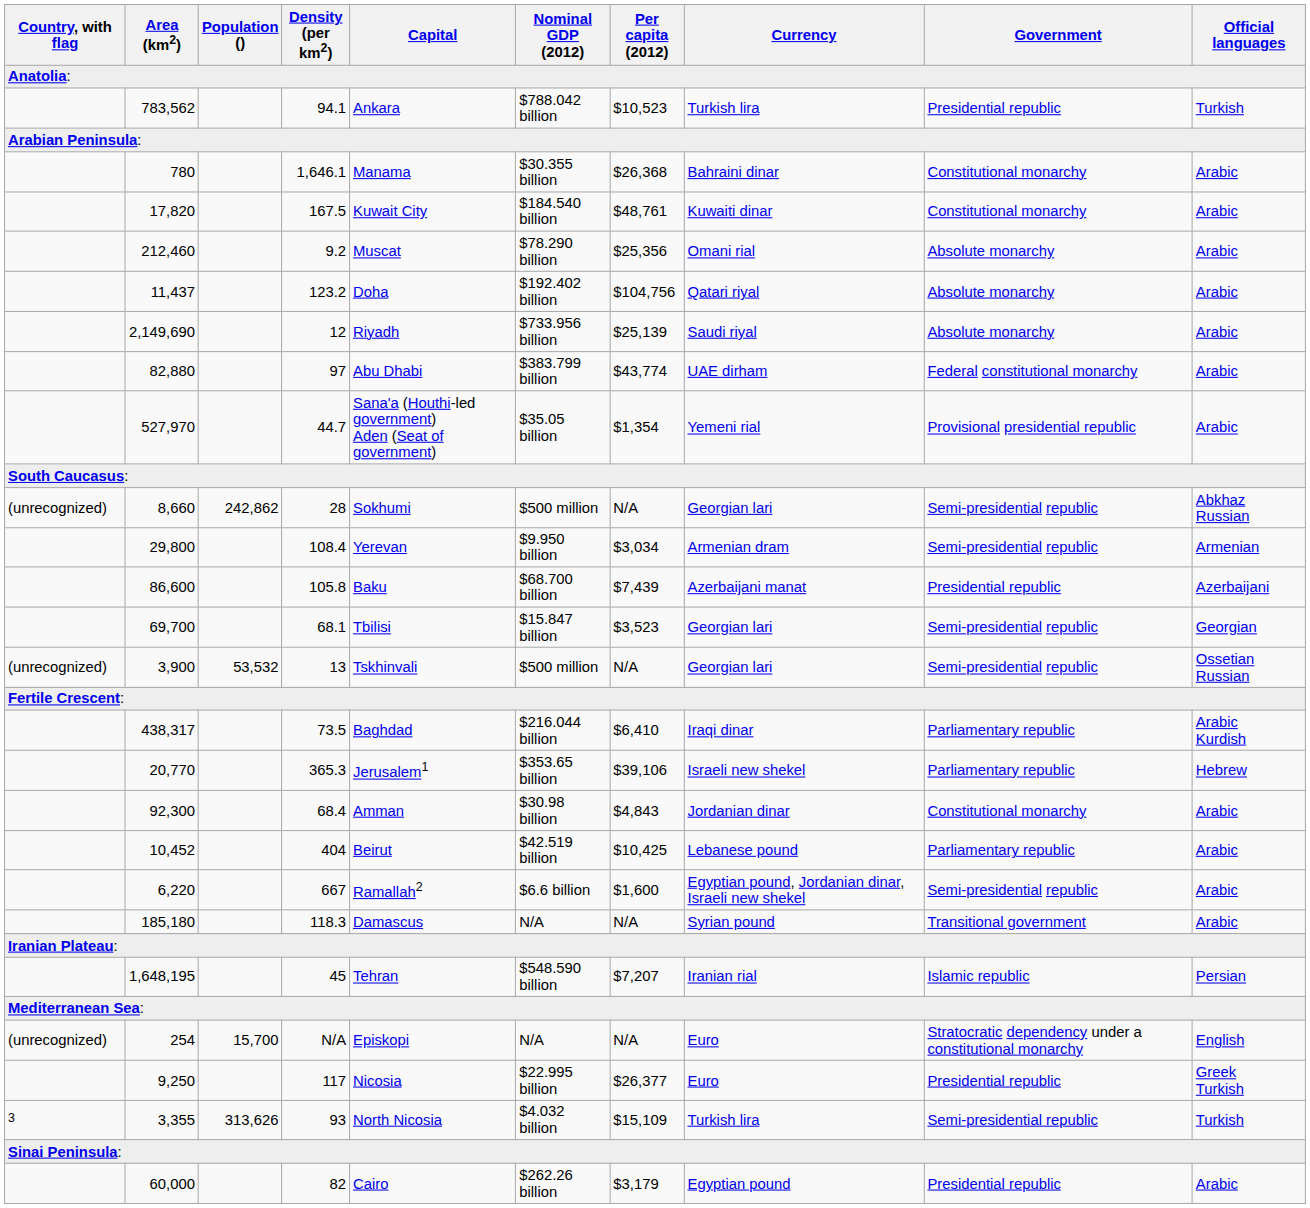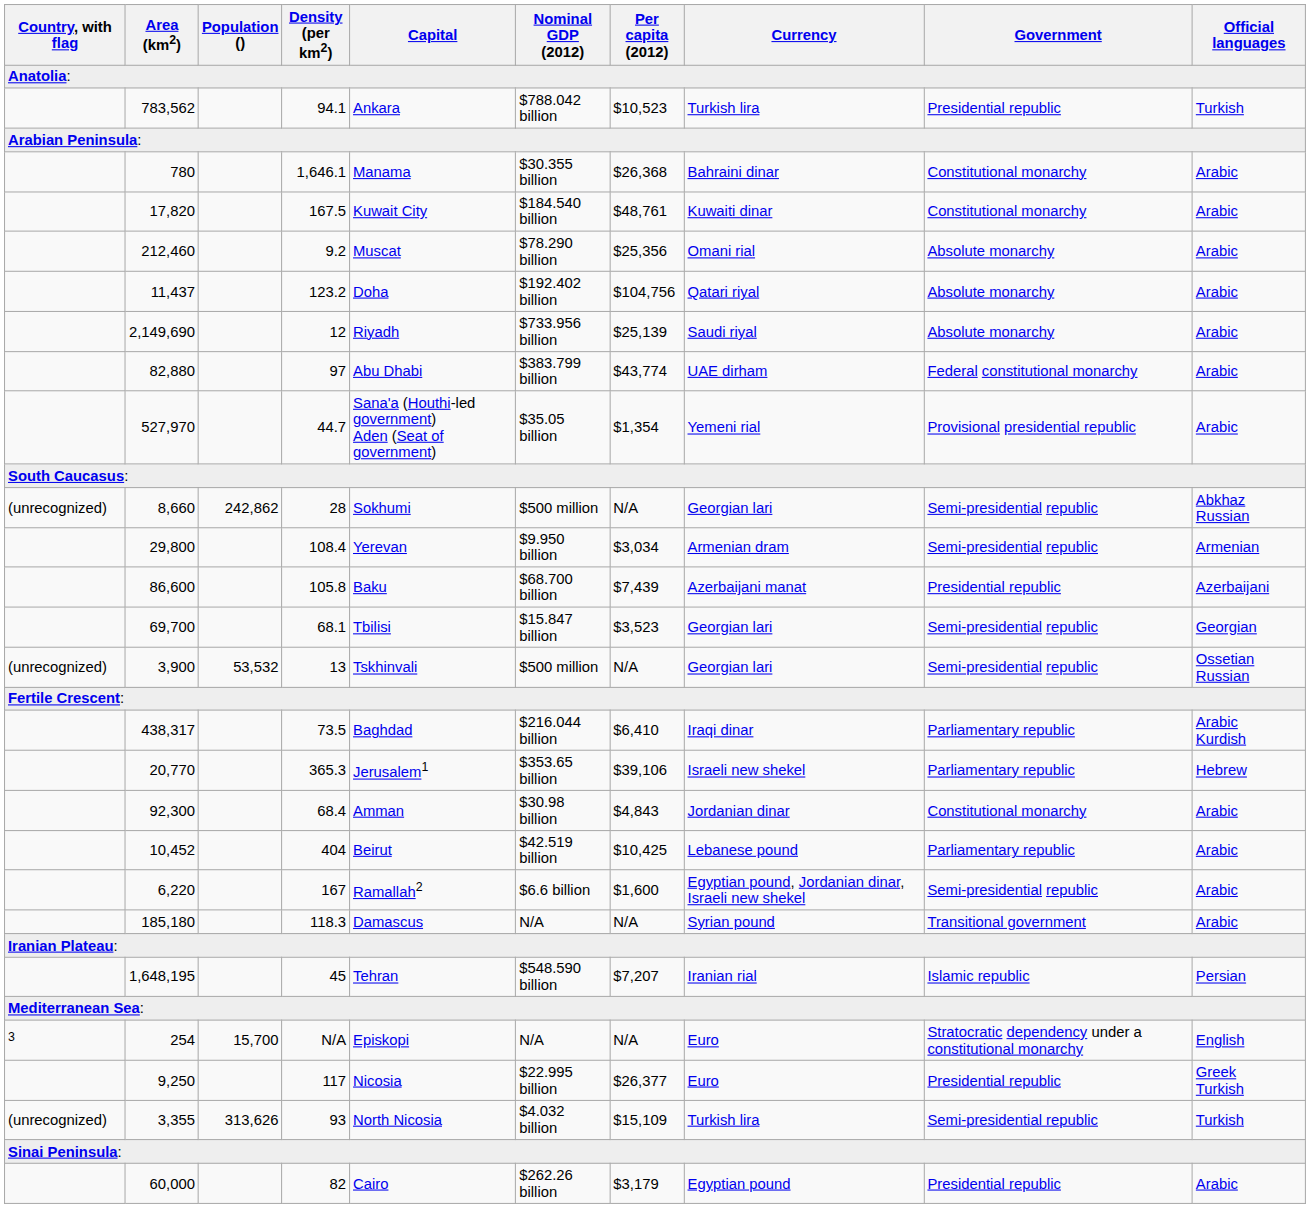(334, 890) 667 -> (334, 890) 167
(57, 1040) (unrecognized) -> (11, 1037) 3
(11, 1117) 3 -> (57, 1120) (unrecognized)
